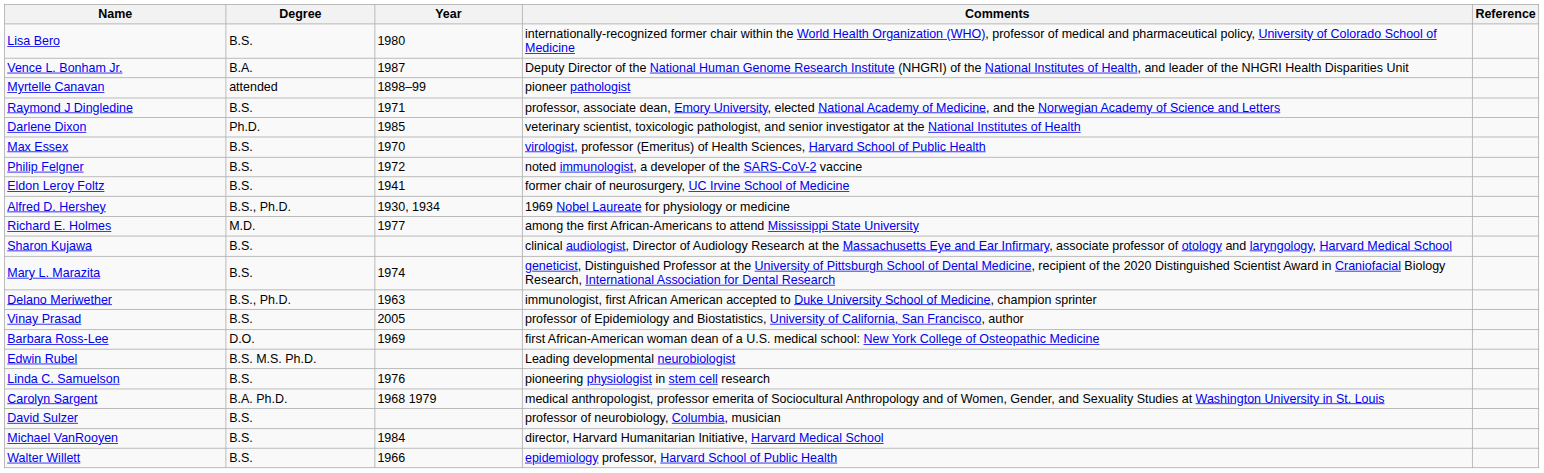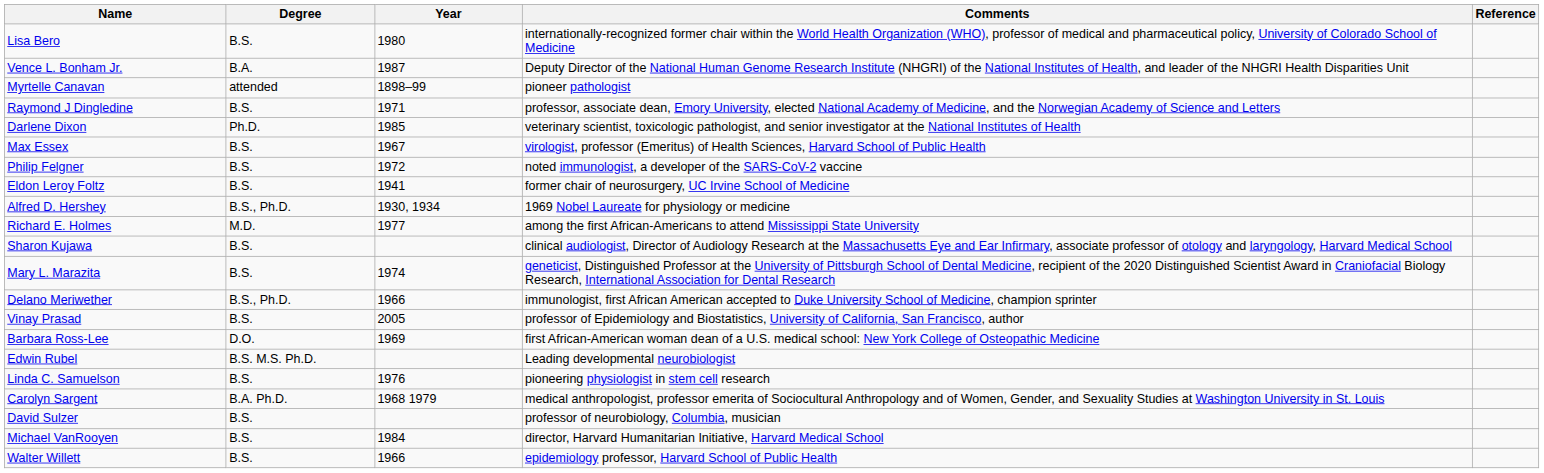(391, 147) 1970 -> (391, 147) 1967
(391, 299) 1963 -> (391, 299) 1966
